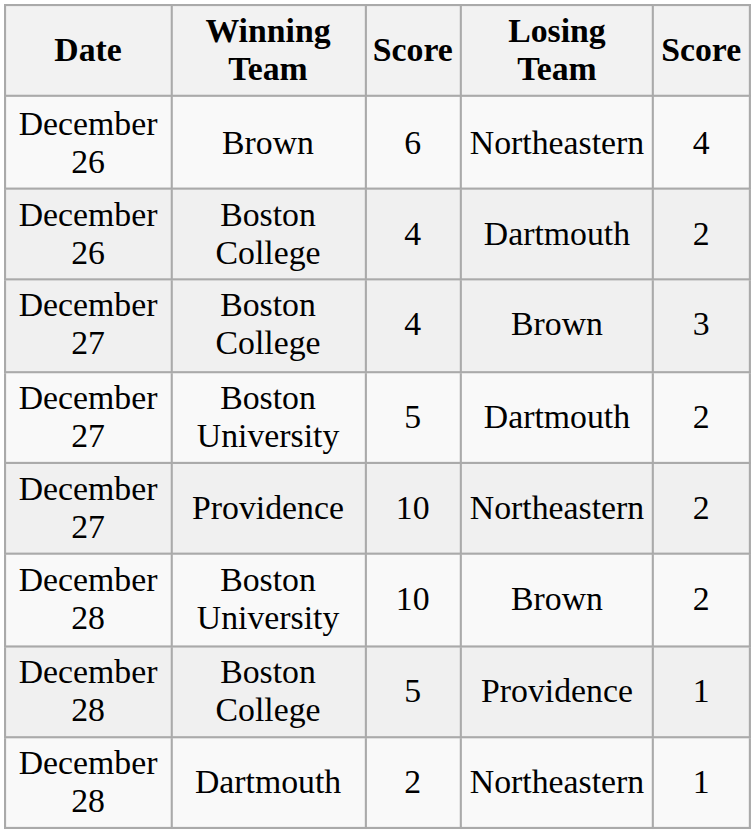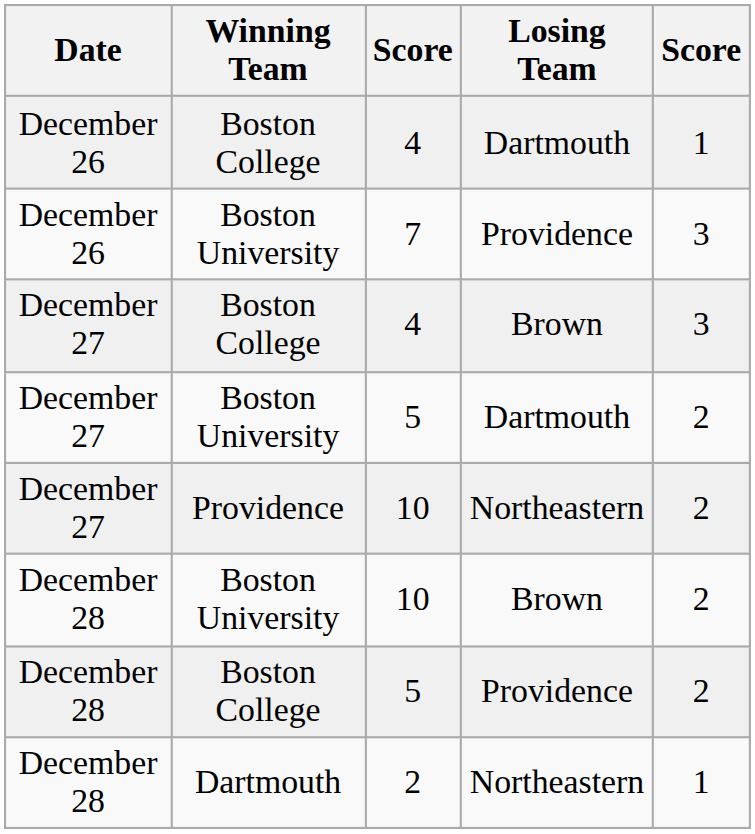- row: (413, 141)
(701, 233) 2 -> (701, 141) 1
+ row: (413, 233)
(701, 690) 1 -> (701, 690) 2
